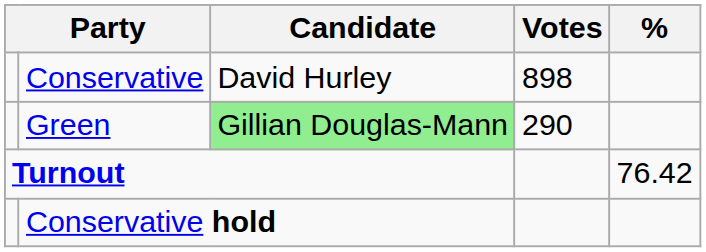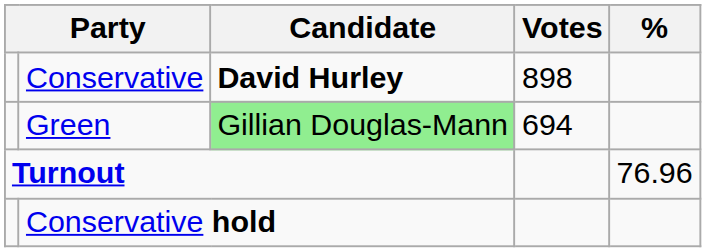(304, 76) normal -> (310, 76) bold
(547, 125) 290 -> (547, 125) 694
(655, 173) 76.42 -> (655, 173) 76.96
